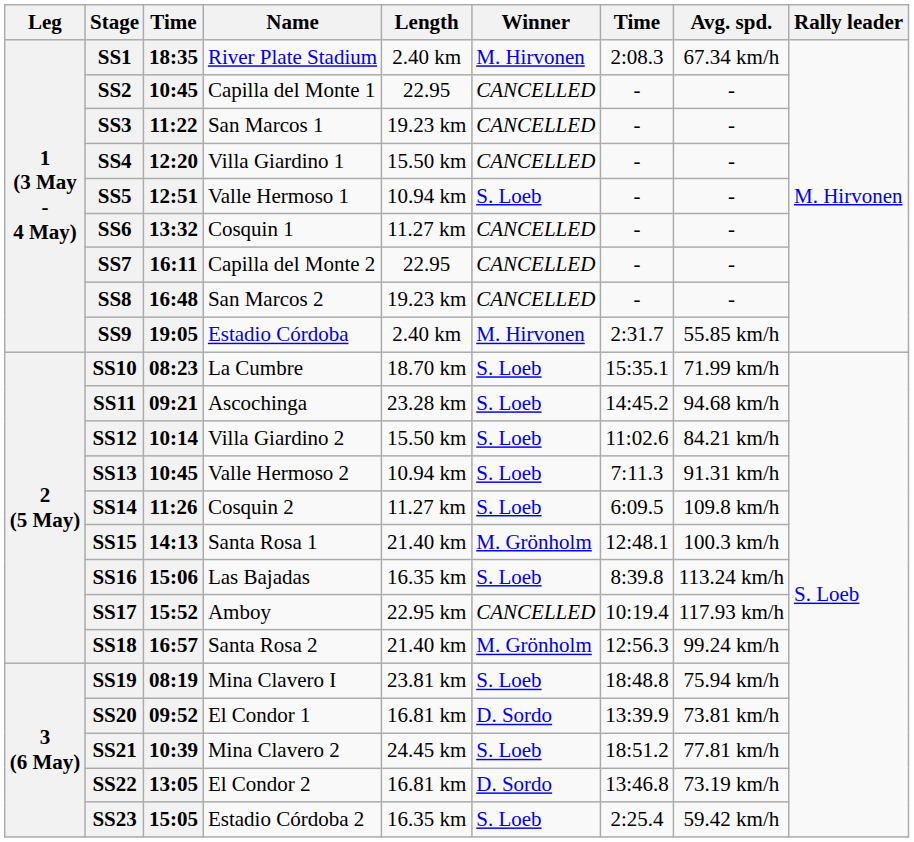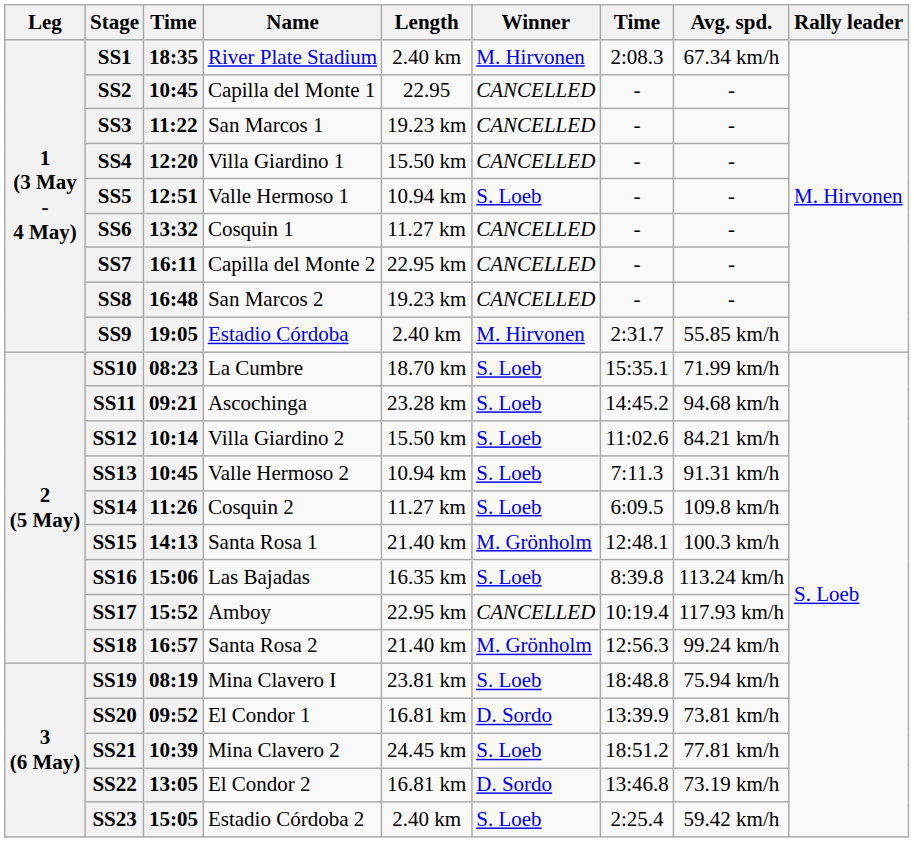(427, 264) 22.95 -> (427, 264) 22.95 km
(427, 819) 16.35 km -> (427, 819) 2.40 km
